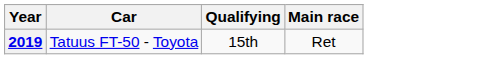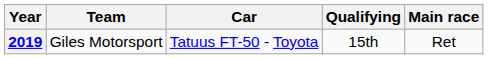+ column: (106, 17)
